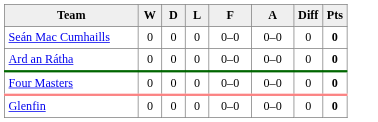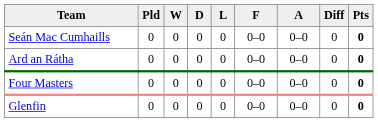+ column: (151, 15)
